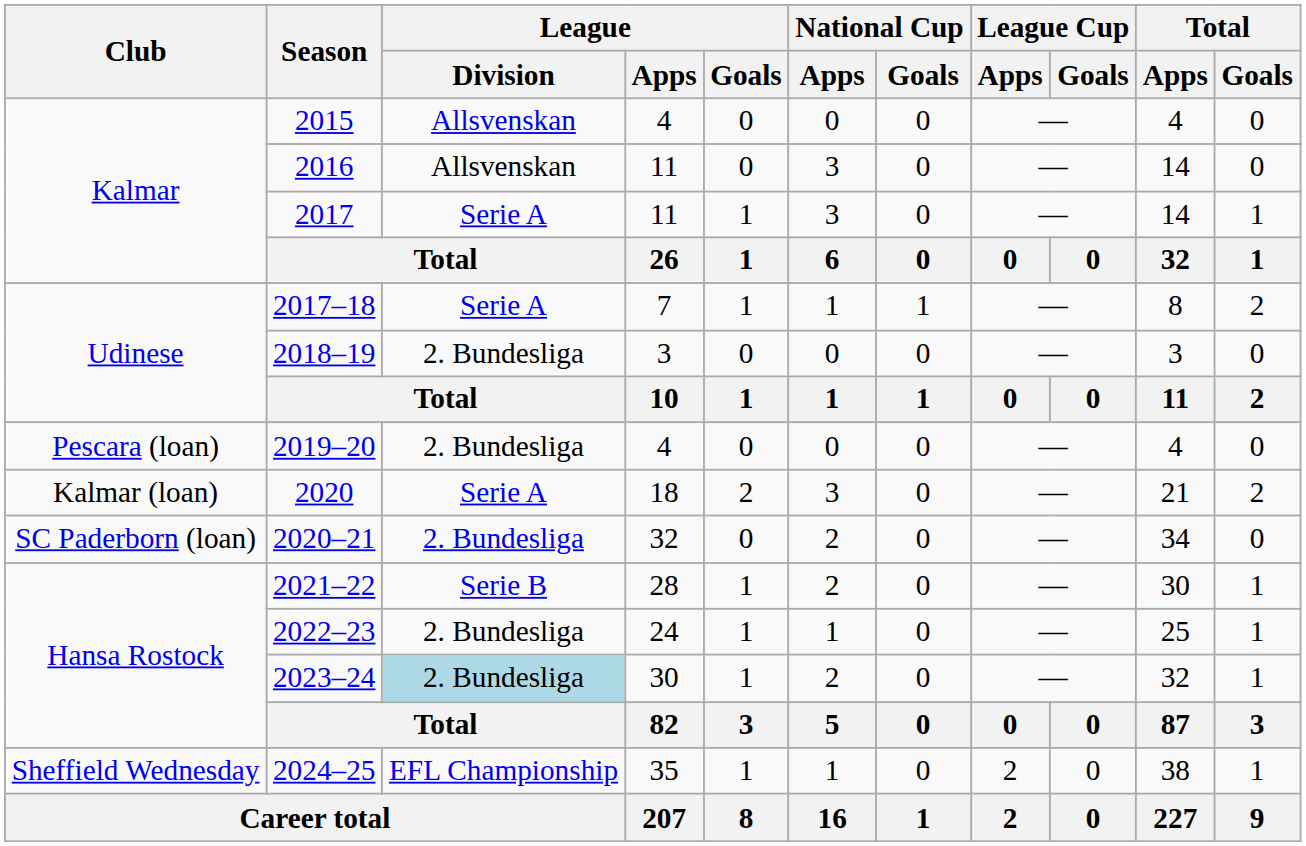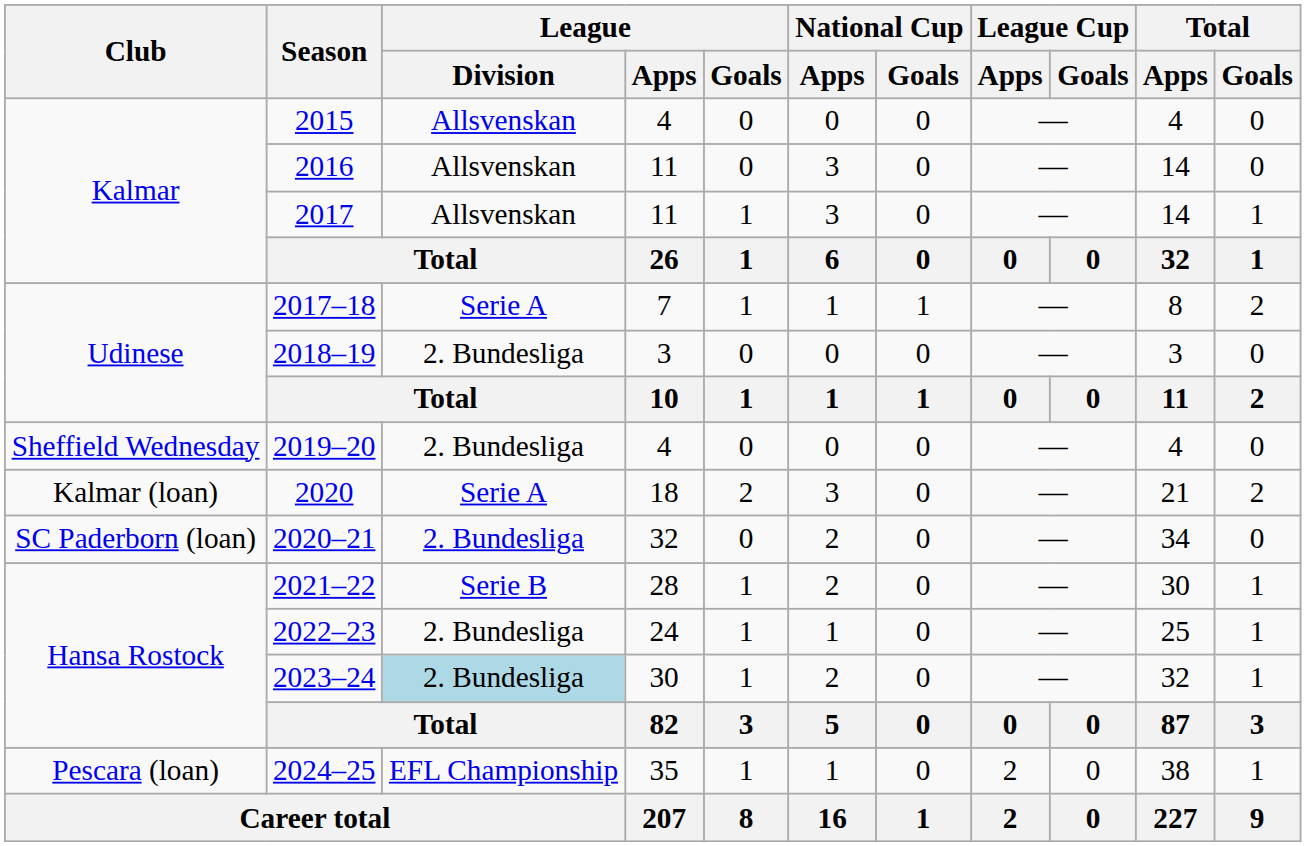(503, 213) Serie A -> (503, 213) Allsvenskan
(136, 445) Pescara (loan) -> (136, 445) Sheffield Wednesday
(136, 770) Sheffield Wednesday -> (136, 770) Pescara (loan)
